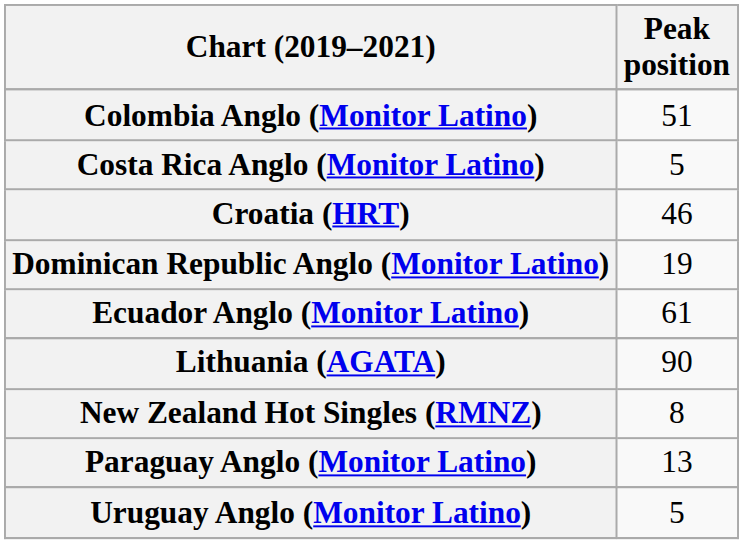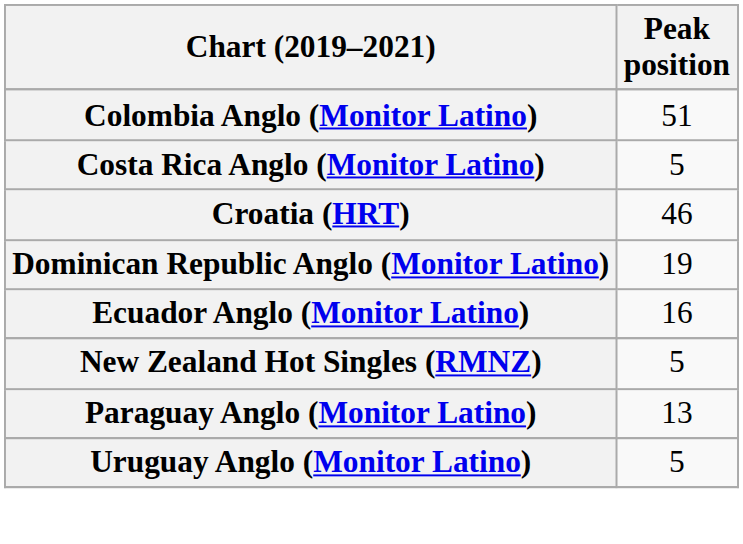(677, 313) 61 -> (677, 313) 16
- row: (311, 363)
(677, 412) 8 -> (677, 363) 5
